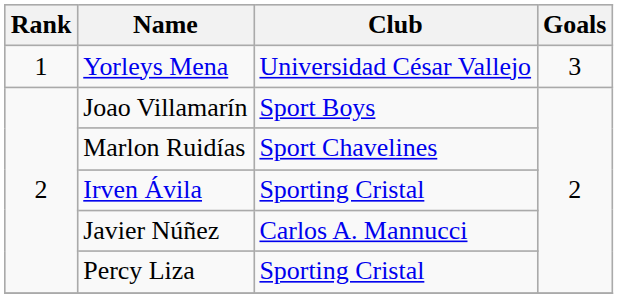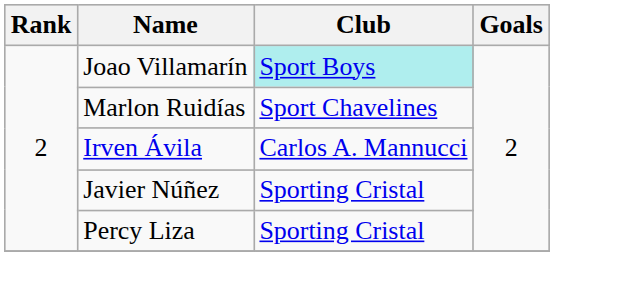- row: (156, 66)
(317, 107) no background -> (317, 66) paleturquoise background
(342, 189) Sporting Cristal -> (363, 148) Carlos A. Mannucci
(363, 230) Carlos A. Mannucci -> (342, 189) Sporting Cristal
